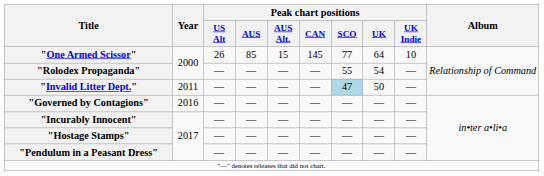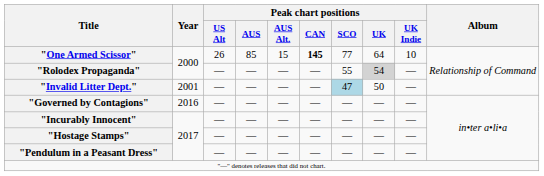(315, 54) normal -> (315, 54) bold
(379, 71) no background -> (379, 71) lightgrey background
(188, 87) 2011 -> (188, 87) 2001
